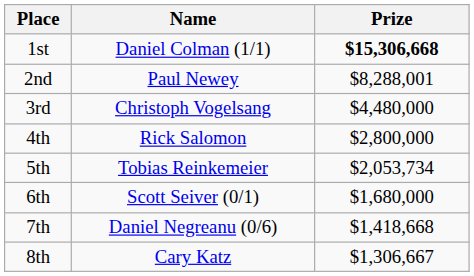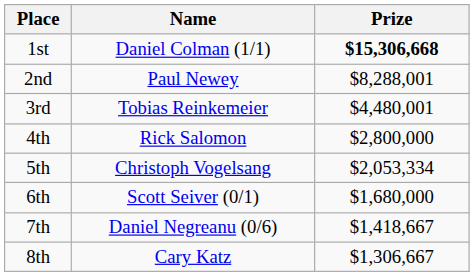(193, 108) Christoph Vogelsang -> (193, 108) Tobias Reinkemeier
(392, 108) $4,480,000 -> (392, 108) $4,480,001
(193, 167) Tobias Reinkemeier -> (193, 167) Christoph Vogelsang
(392, 167) $2,053,734 -> (392, 167) $2,053,334
(392, 227) $1,418,668 -> (392, 227) $1,418,667
